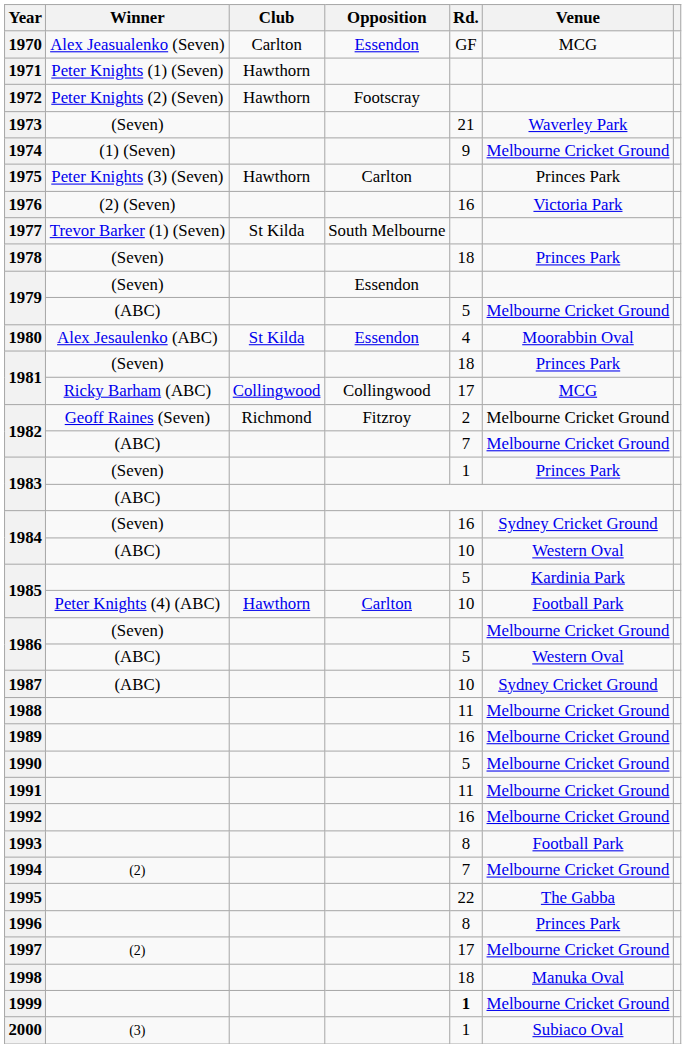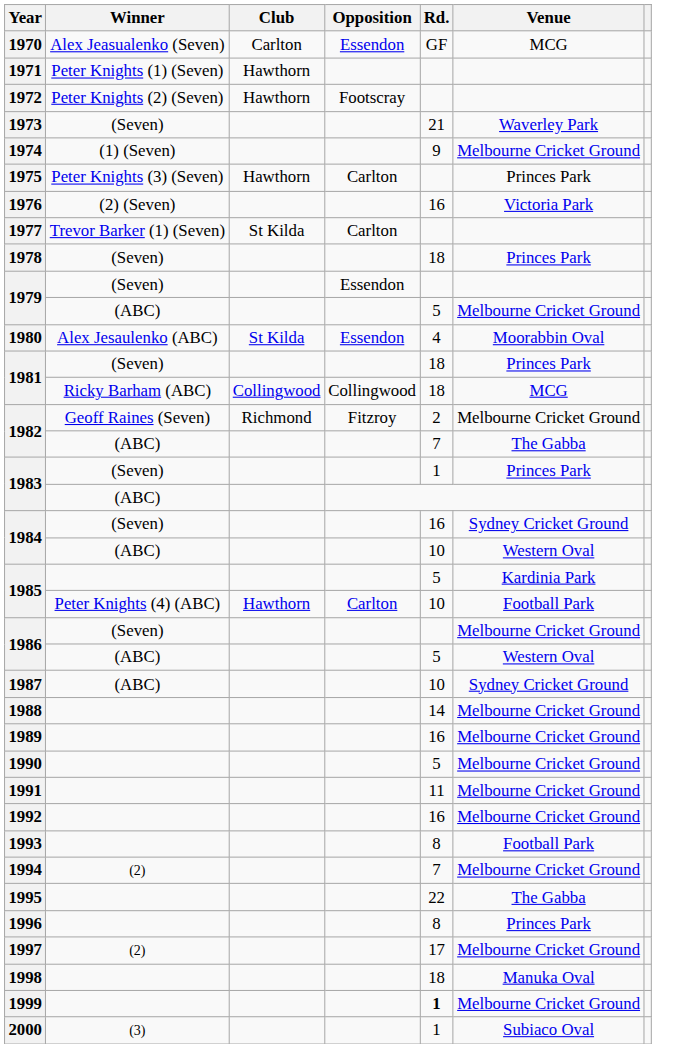(387, 230) South Melbourne -> (372, 230) Carlton
(466, 390) 17 -> (437, 390) 18
(578, 444) Melbourne Cricket Ground -> (549, 444) The Gabba
(466, 710) 11 -> (437, 710) 14
